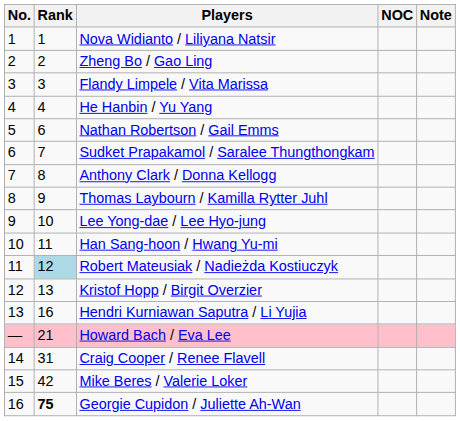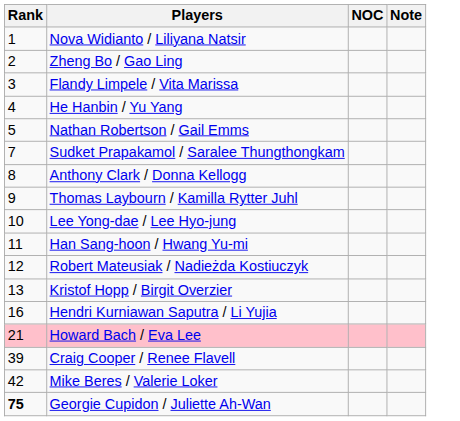- column: (19, 15)
(42, 130) 6 -> (12, 130) 5
(46, 267) lightblue background -> (16, 267) no background
(46, 358) 31 -> (16, 358) 39
